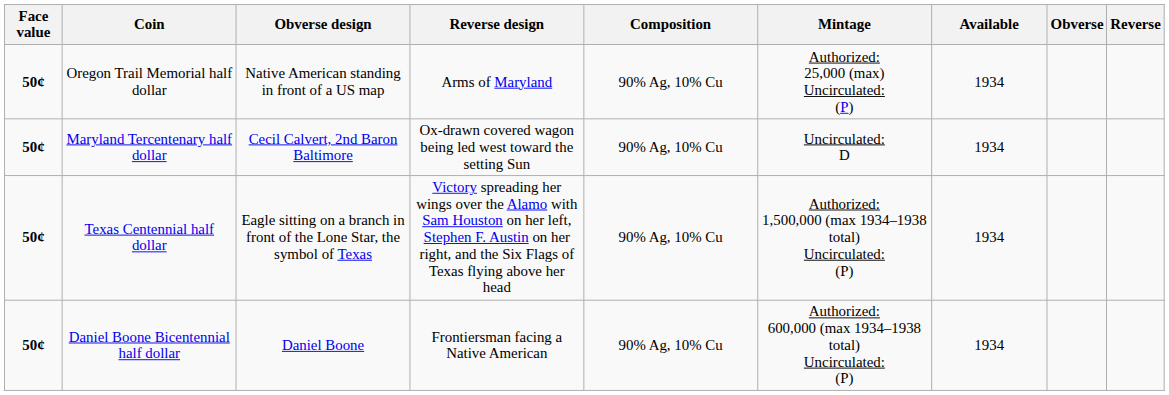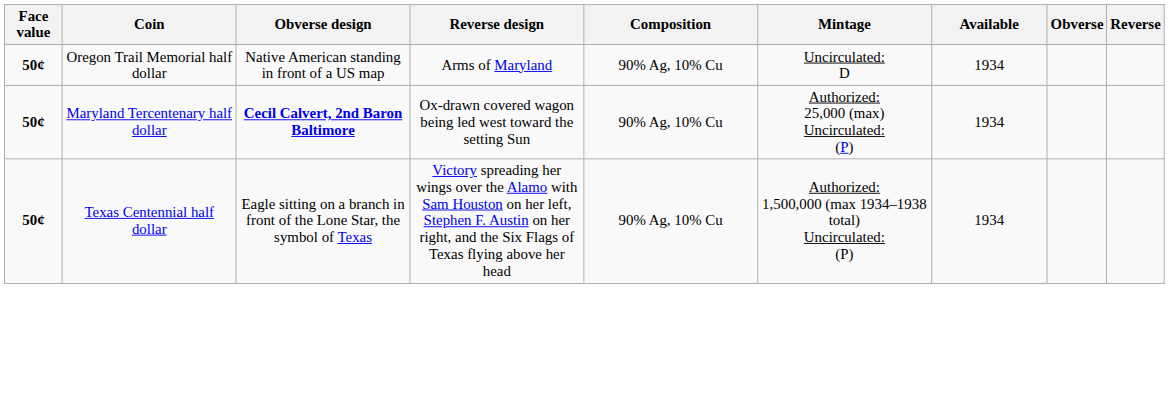(844, 81) Authorized: 25,000 (max) Uncirculated: (P) -> (844, 65) Uncirculated: D
(323, 147) normal -> (323, 122) bold
(844, 147) Uncirculated: D -> (844, 122) Authorized: 25,000 (max) Uncirculated: (P)
- row: (149, 345)
